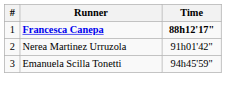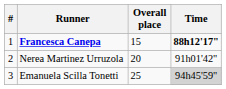+ column: (150, 19)
(192, 64) no background -> (196, 76) lightgrey background
